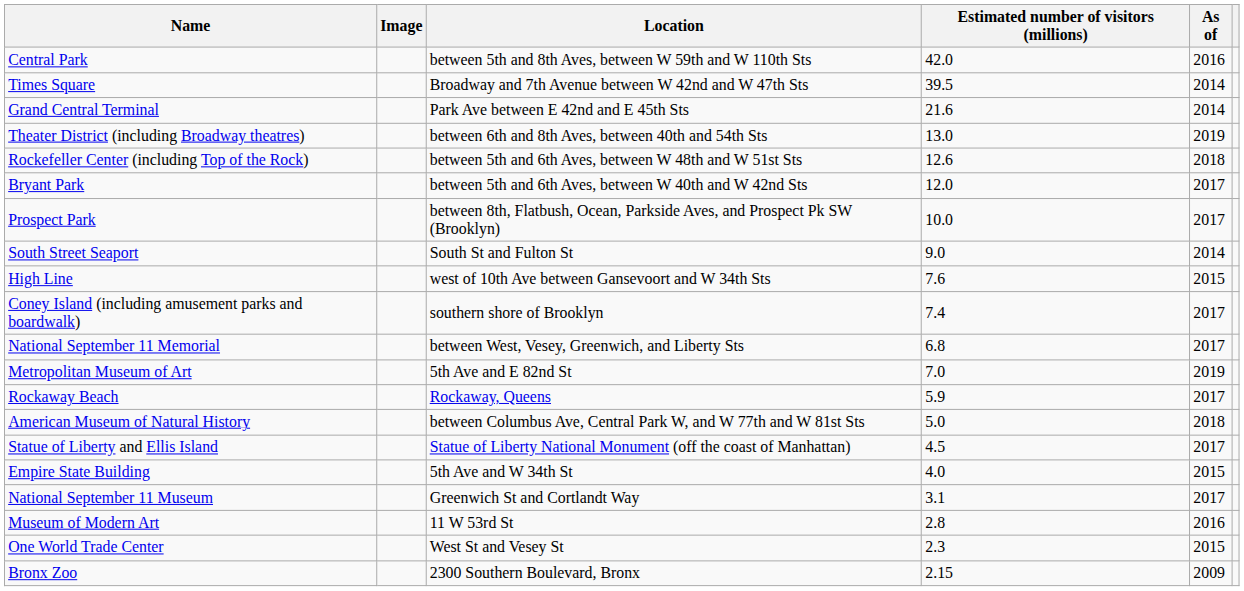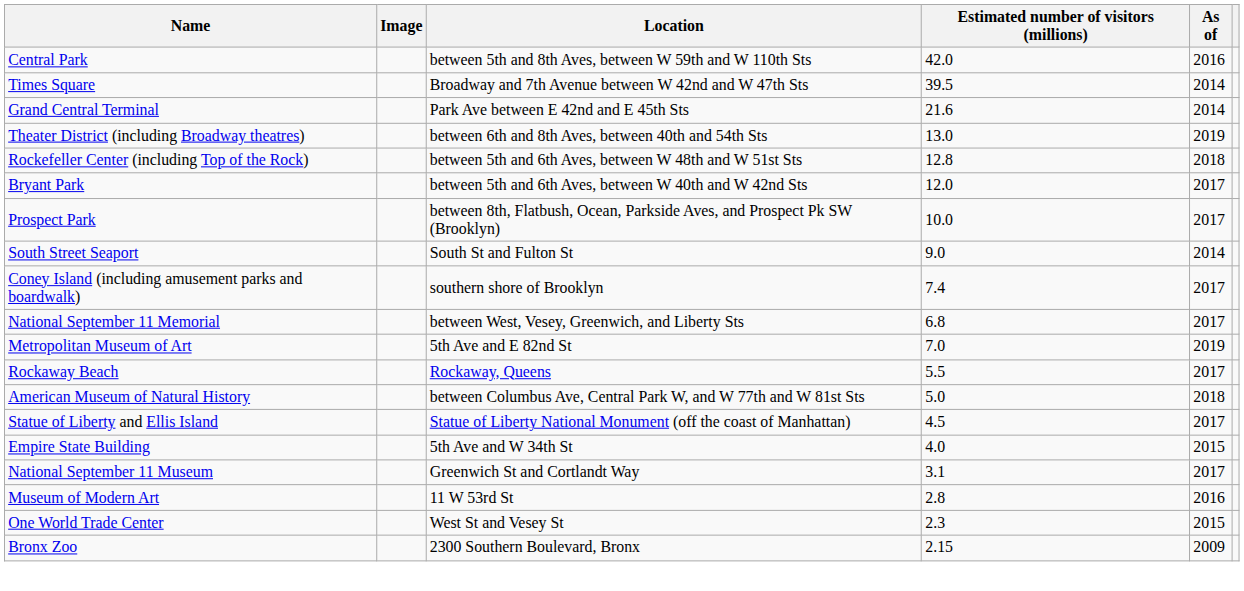(939, 160) 12.6 -> (939, 160) 12.8
- row: (40, 278)
(935, 397) 5.9 -> (935, 371) 5.5
